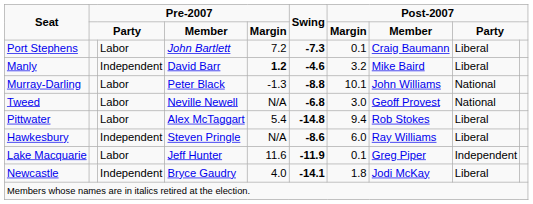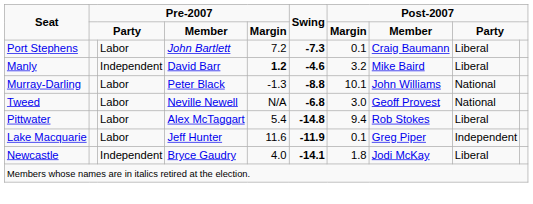- row: (38, 137)
